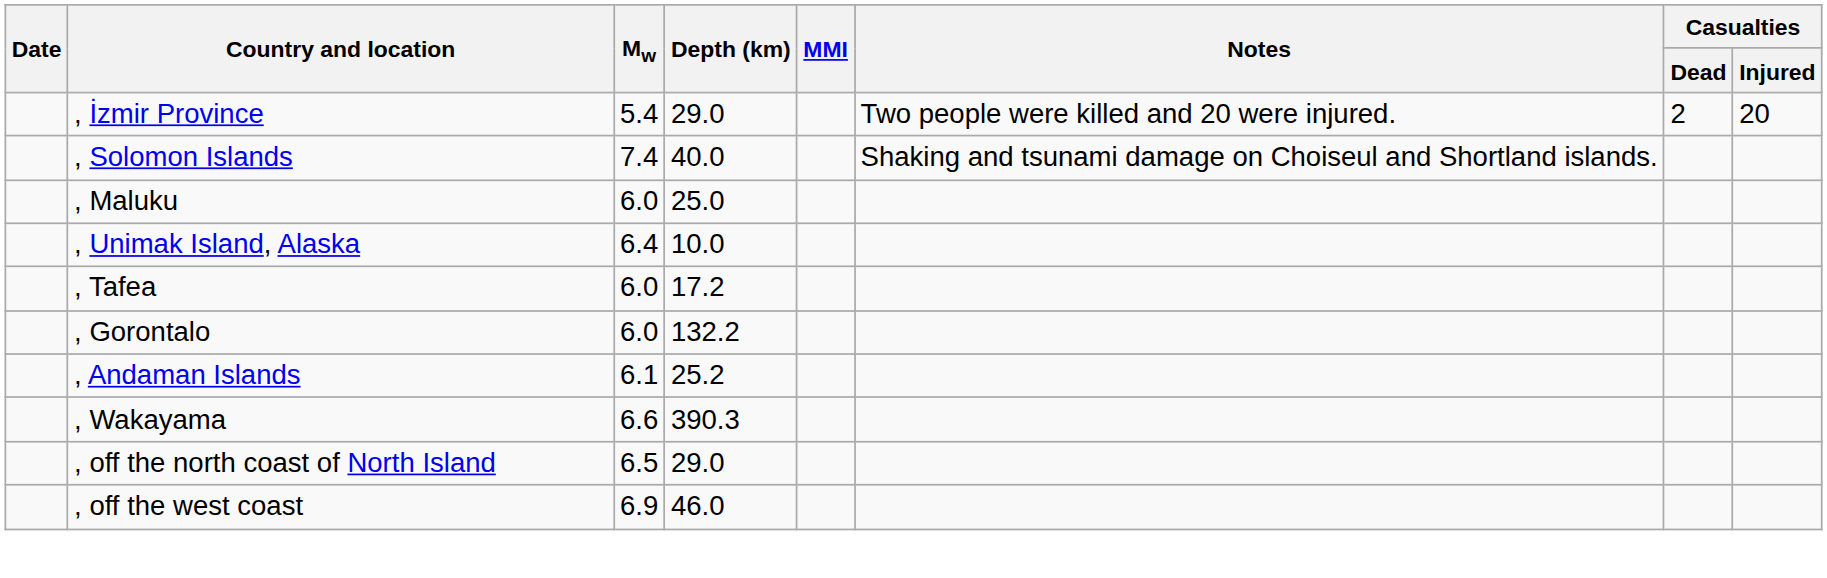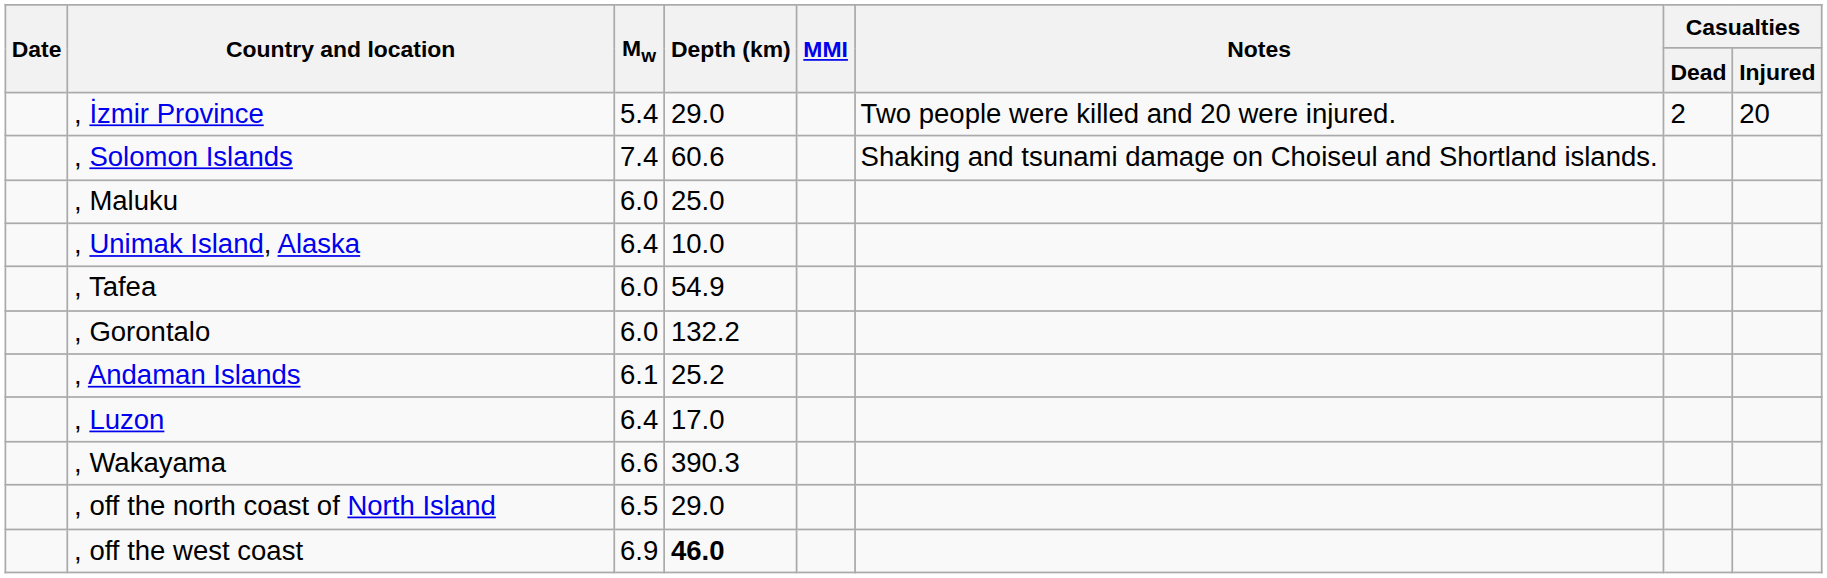(698, 157) 40.0 -> (698, 157) 60.6
(698, 288) 17.2 -> (698, 288) 54.9
+ row: (119, 419)
(698, 506) normal -> (698, 550) bold
